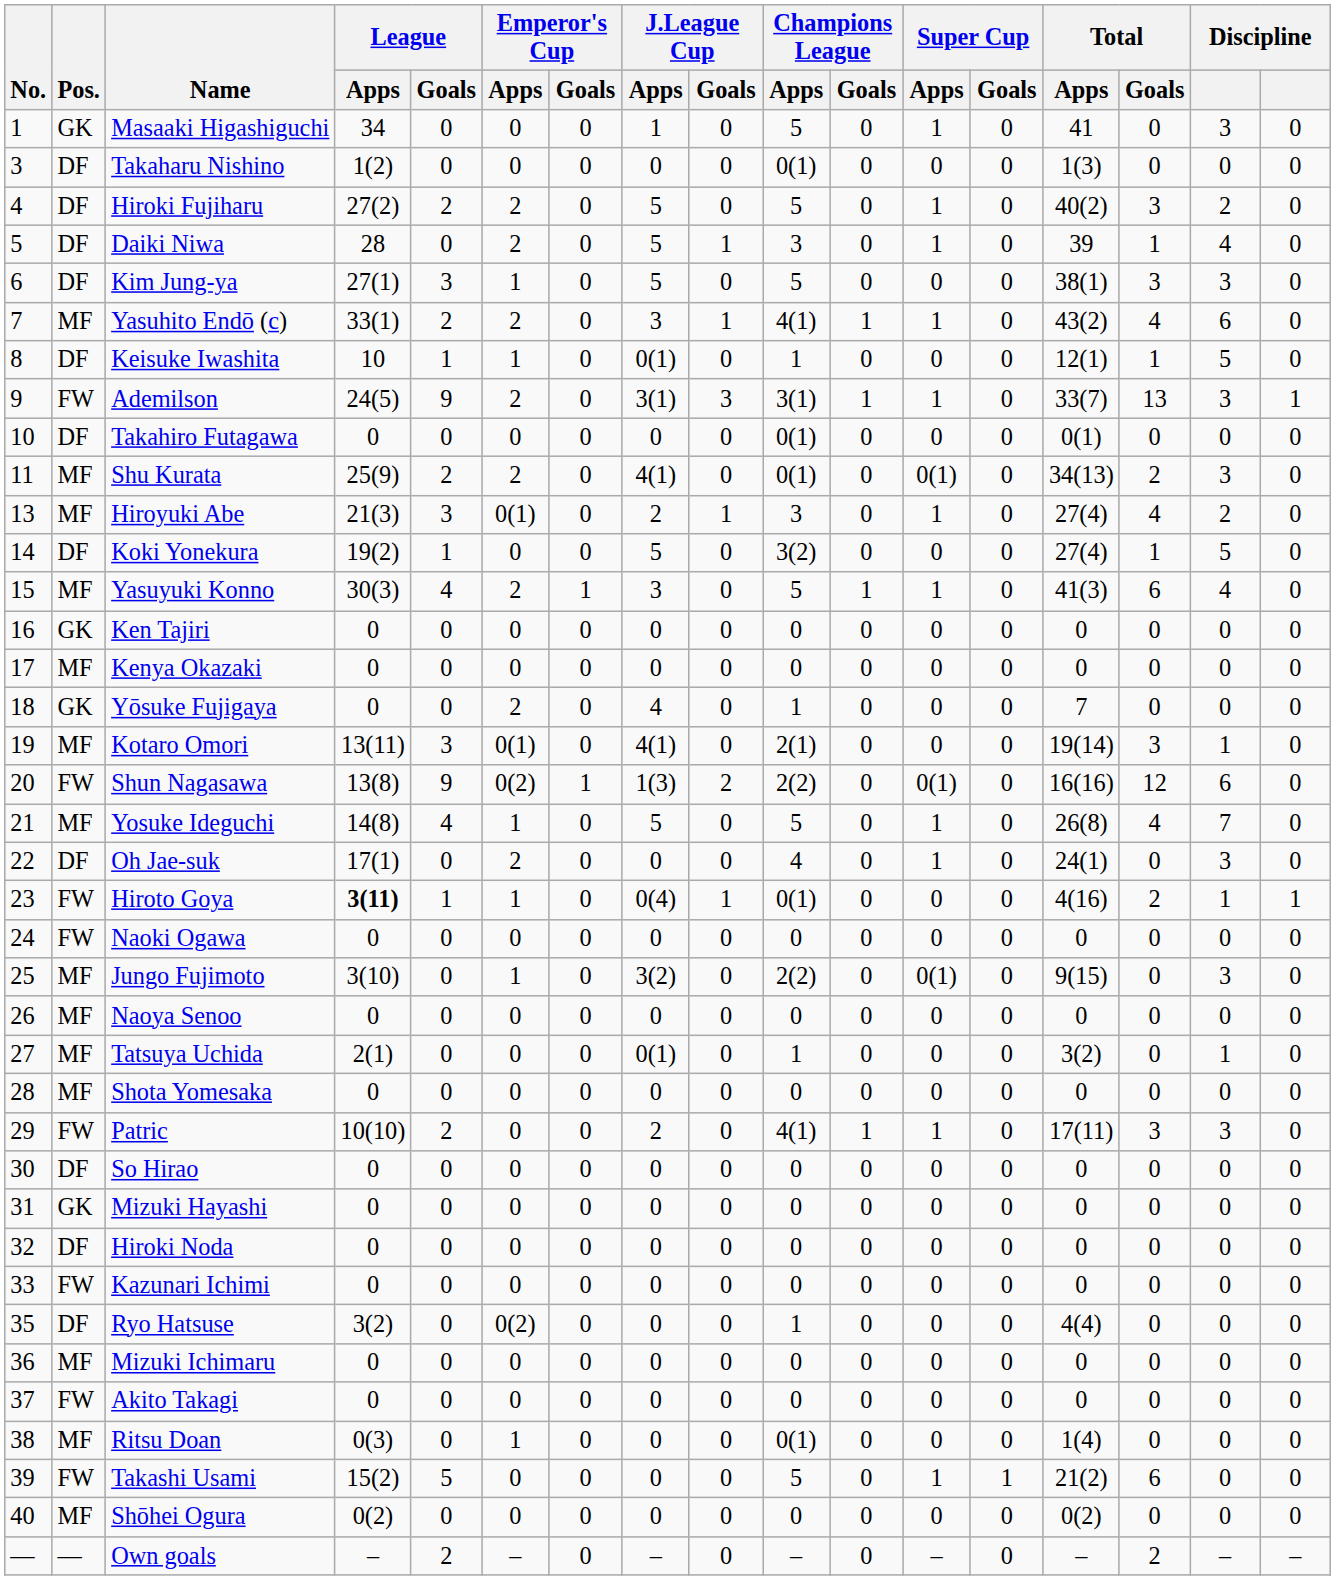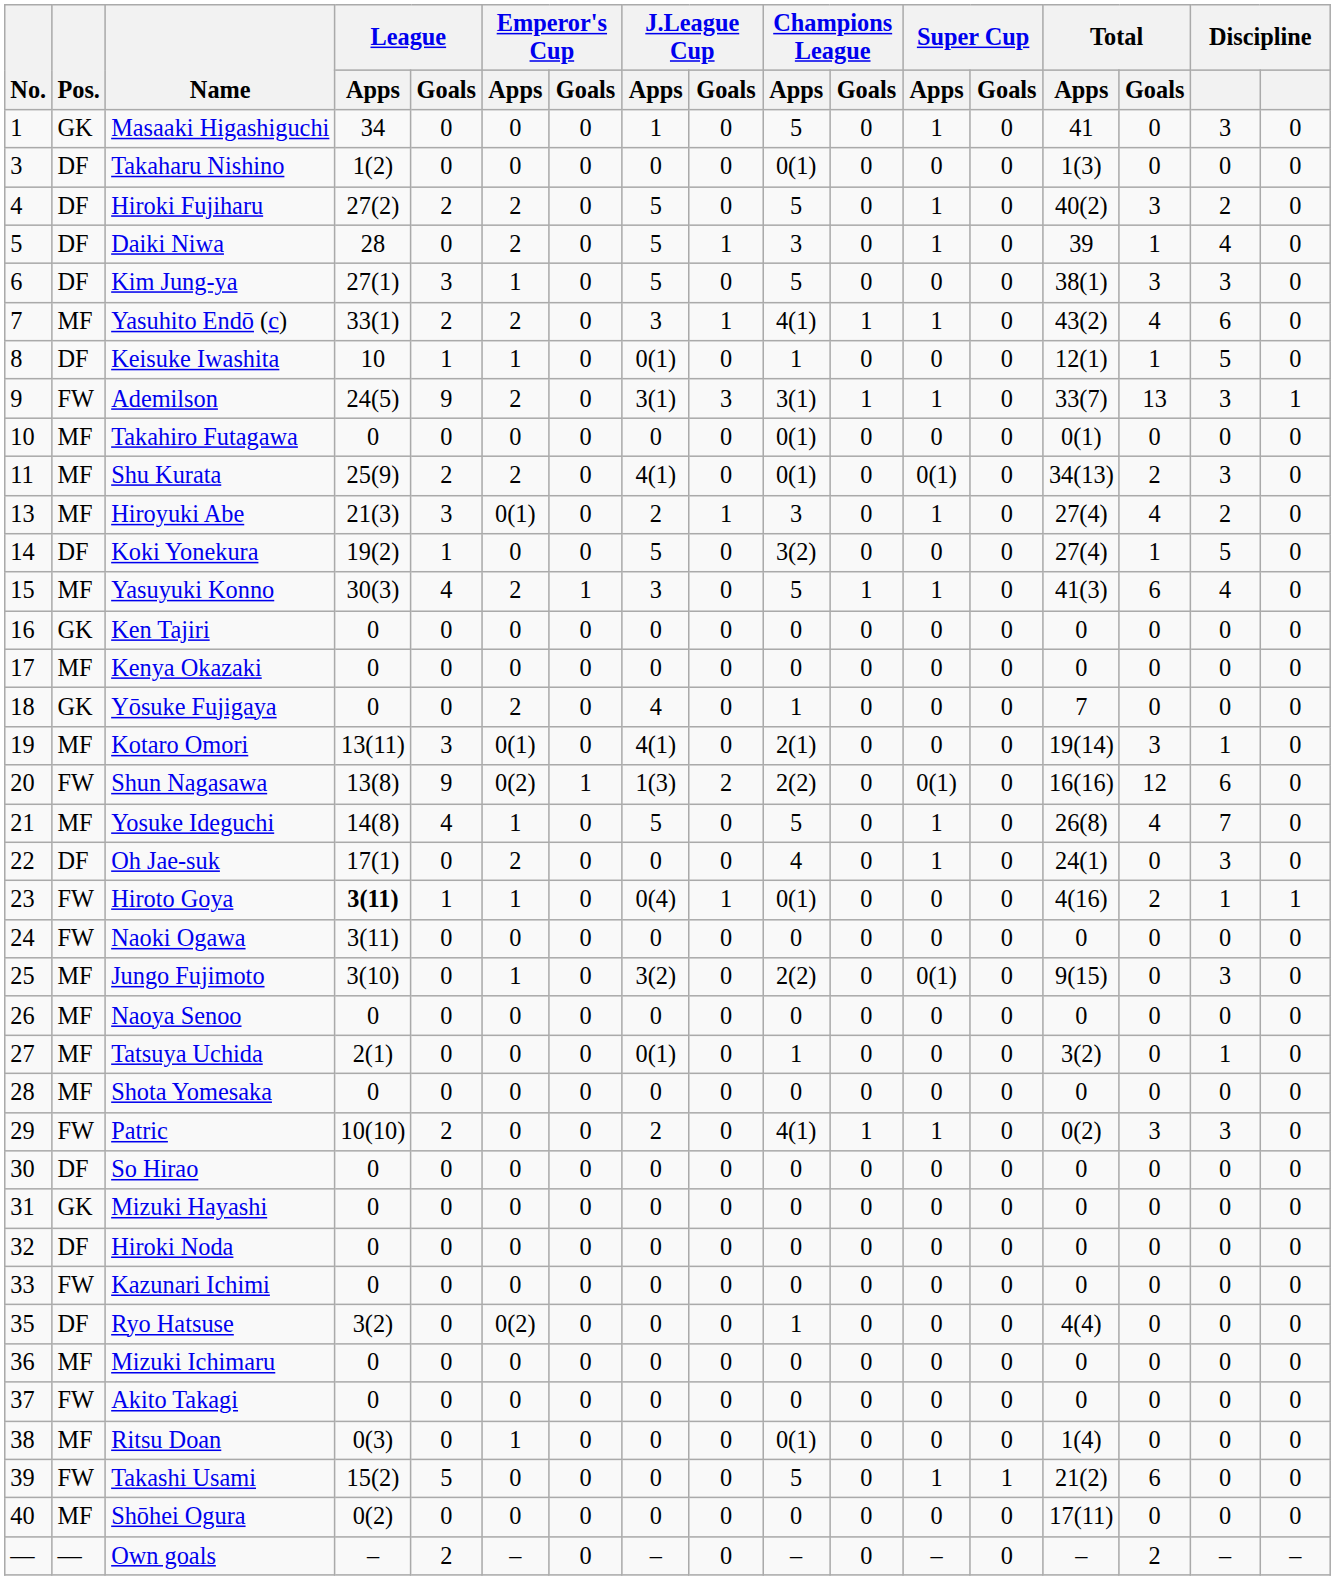(73, 436) DF -> (75, 436) MF
(373, 938) 0 -> (373, 938) 3(11)
(1081, 1131) 17(11) -> (1081, 1131) 0(2)
(1081, 1516) 0(2) -> (1081, 1516) 17(11)
